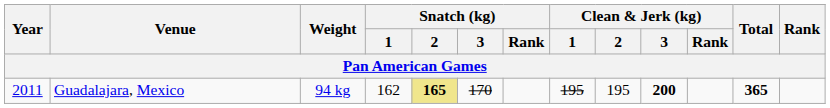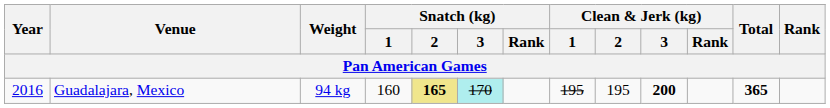(27, 90) 2011 -> (27, 90) 2016
(388, 90) 162 -> (388, 90) 160
(480, 90) no background -> (480, 90) paleturquoise background
